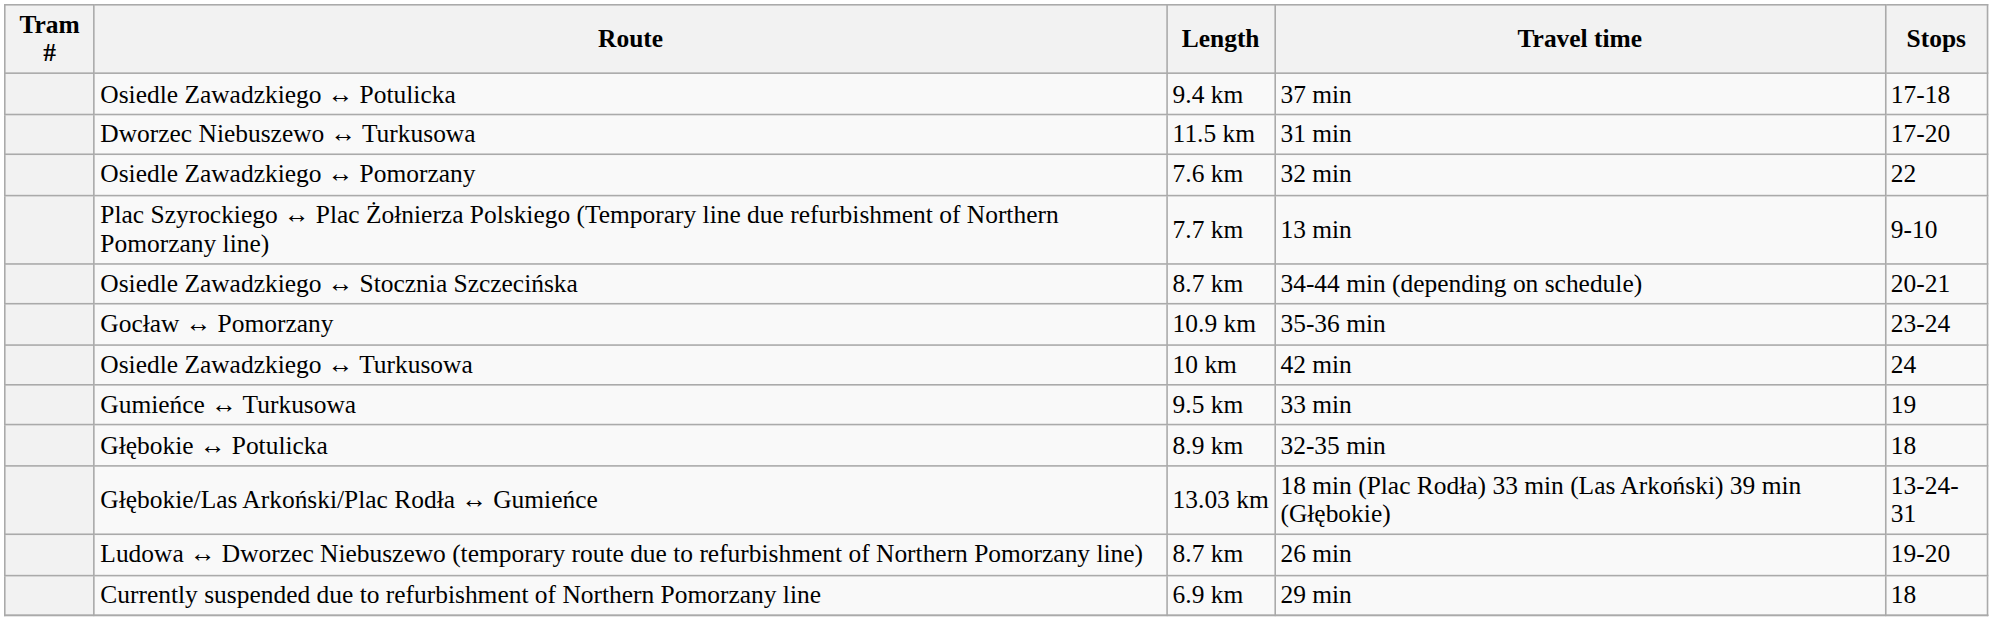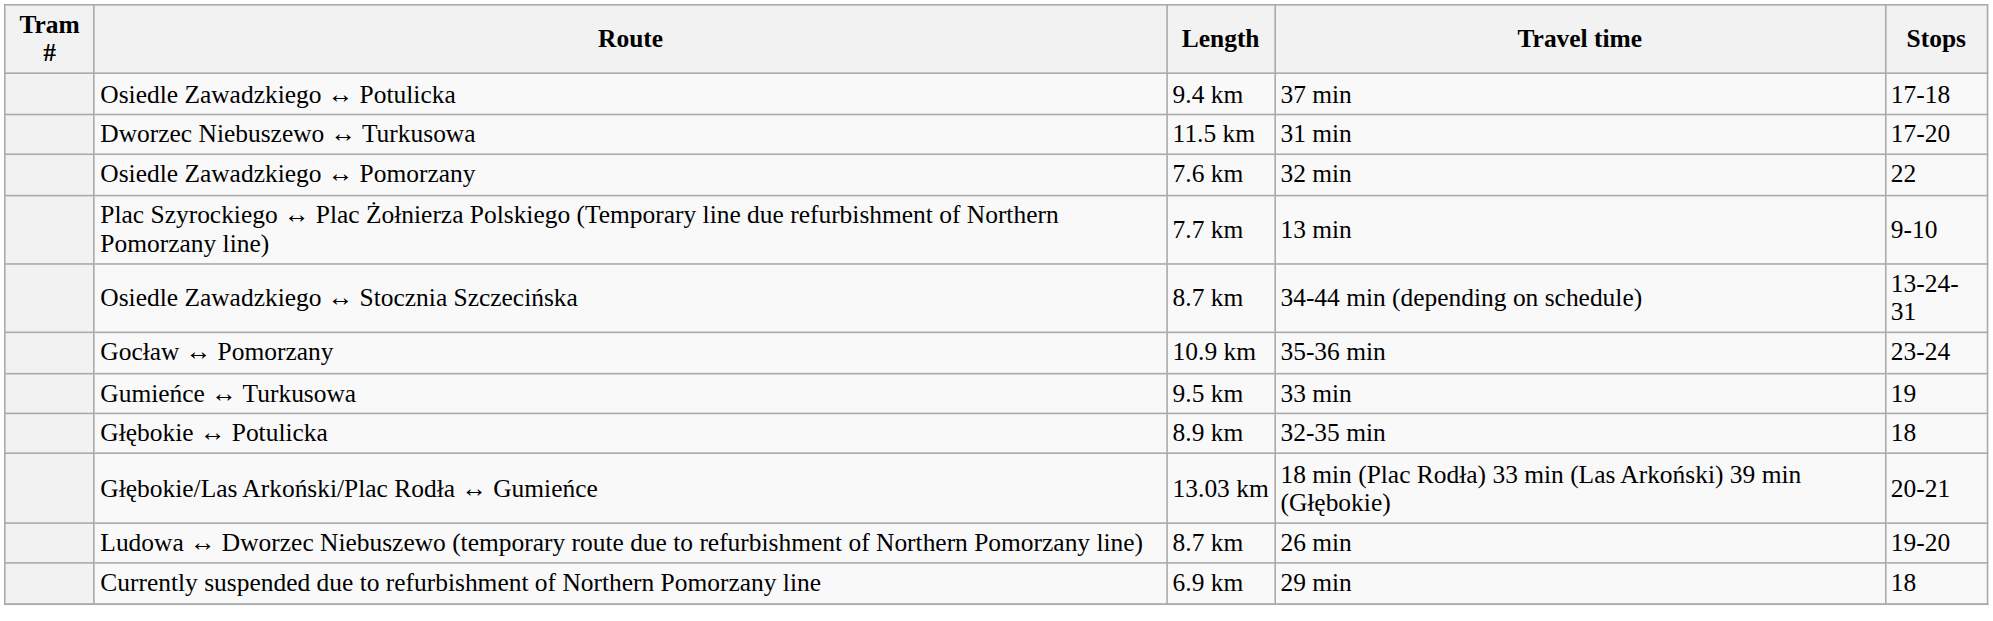(1921, 283) 20-21 -> (1925, 297) 13-24-31
- row: (287, 364)
(1925, 499) 13-24-31 -> (1921, 487) 20-21
